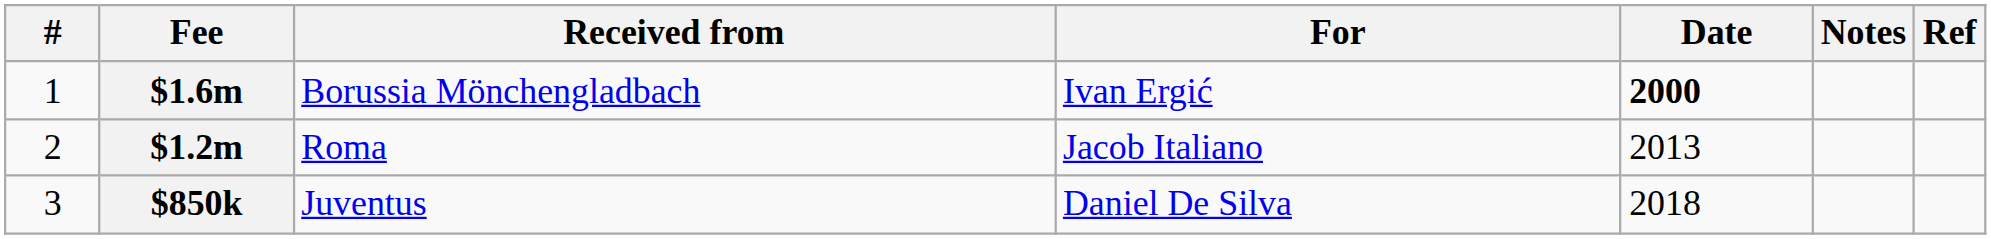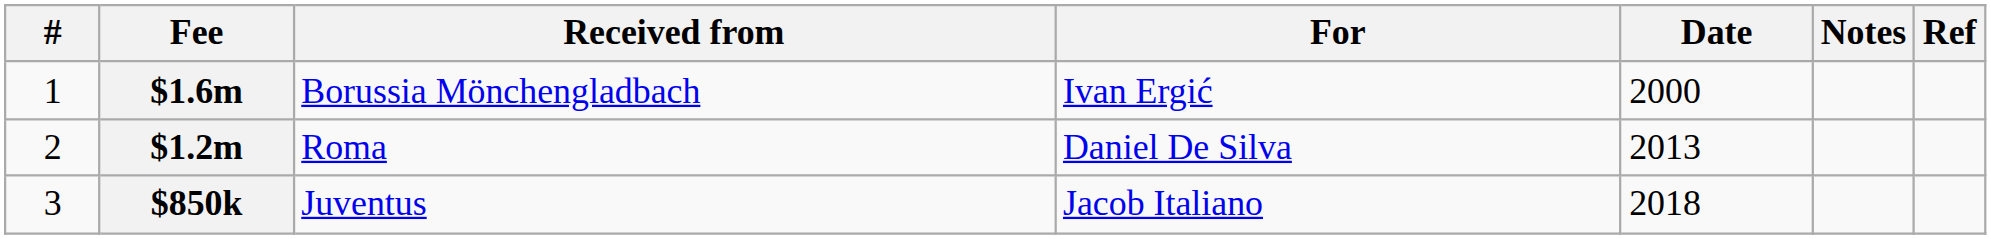(1665, 89) bold -> (1665, 89) normal
(1163, 146) Jacob Italiano -> (1177, 146) Daniel De Silva
(1177, 203) Daniel De Silva -> (1163, 203) Jacob Italiano
